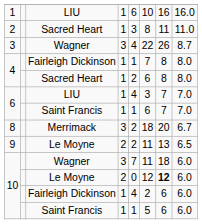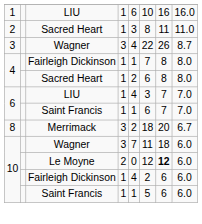- row: (13, 144)
